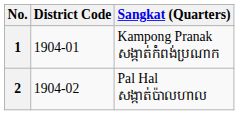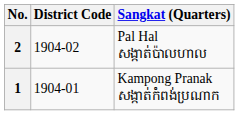rows swapped: (18, 47) <-> (18, 89)
